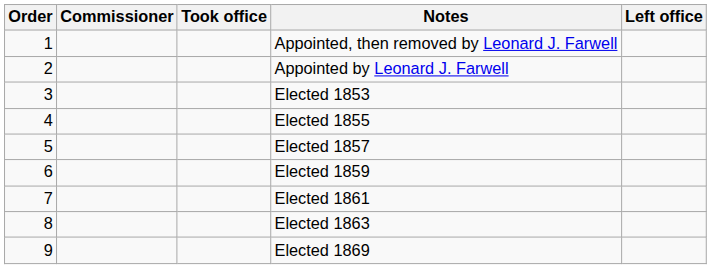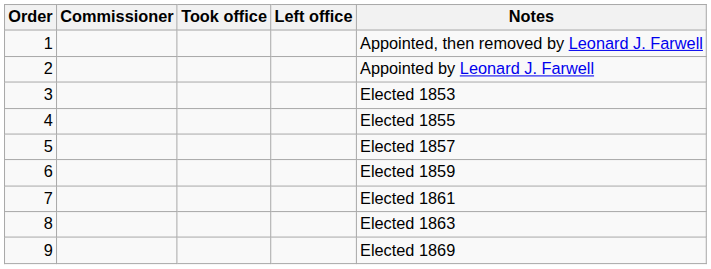columns swapped: (664, 17) <-> (446, 17)
